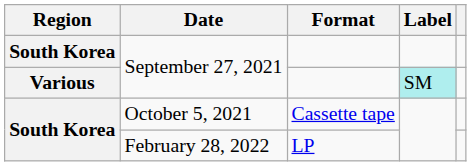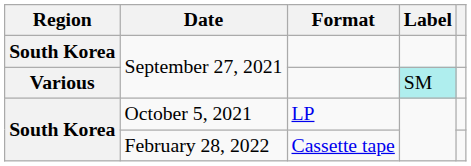(343, 113) Cassette tape -> (303, 113) LP
(303, 144) LP -> (343, 144) Cassette tape
